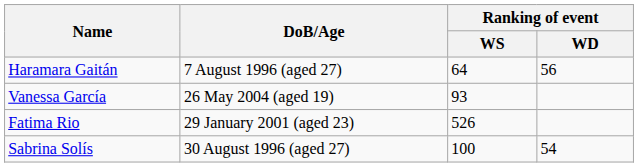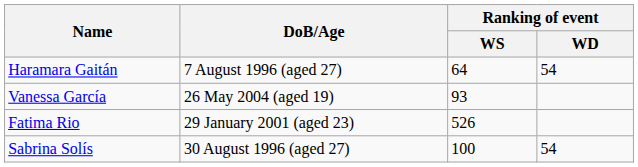(548, 70) 56 -> (548, 70) 54
